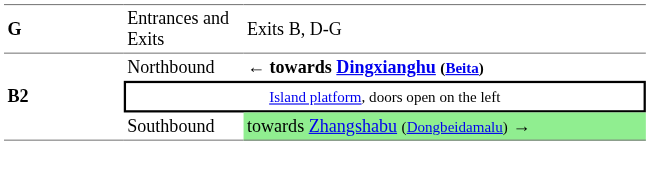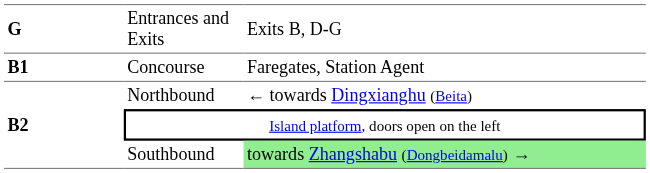+ row: (166, 67)
(365, 67) bold -> (360, 95) normal
